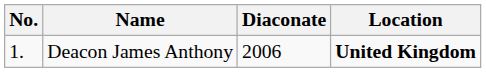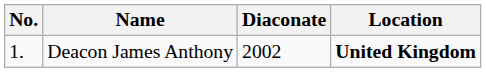(262, 51) 2006 -> (262, 51) 2002
